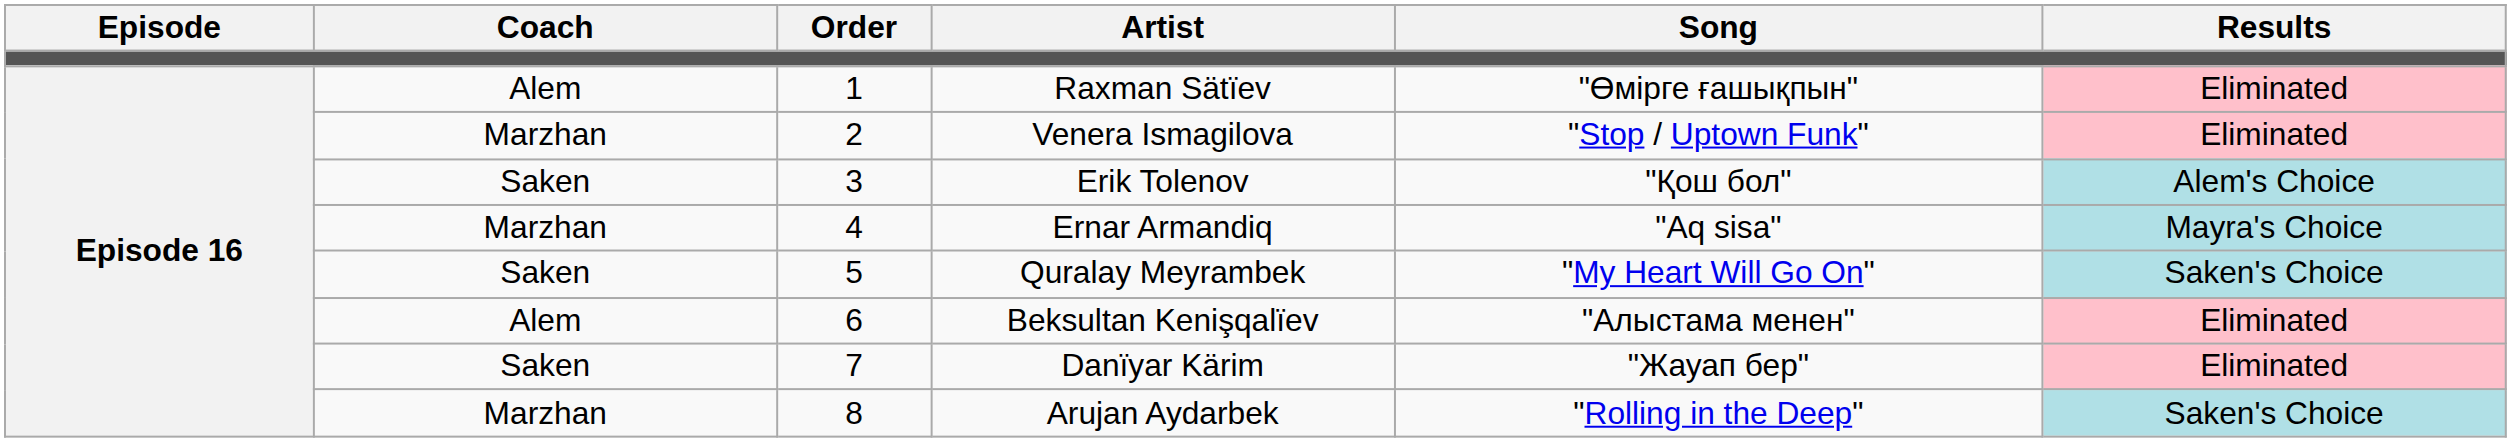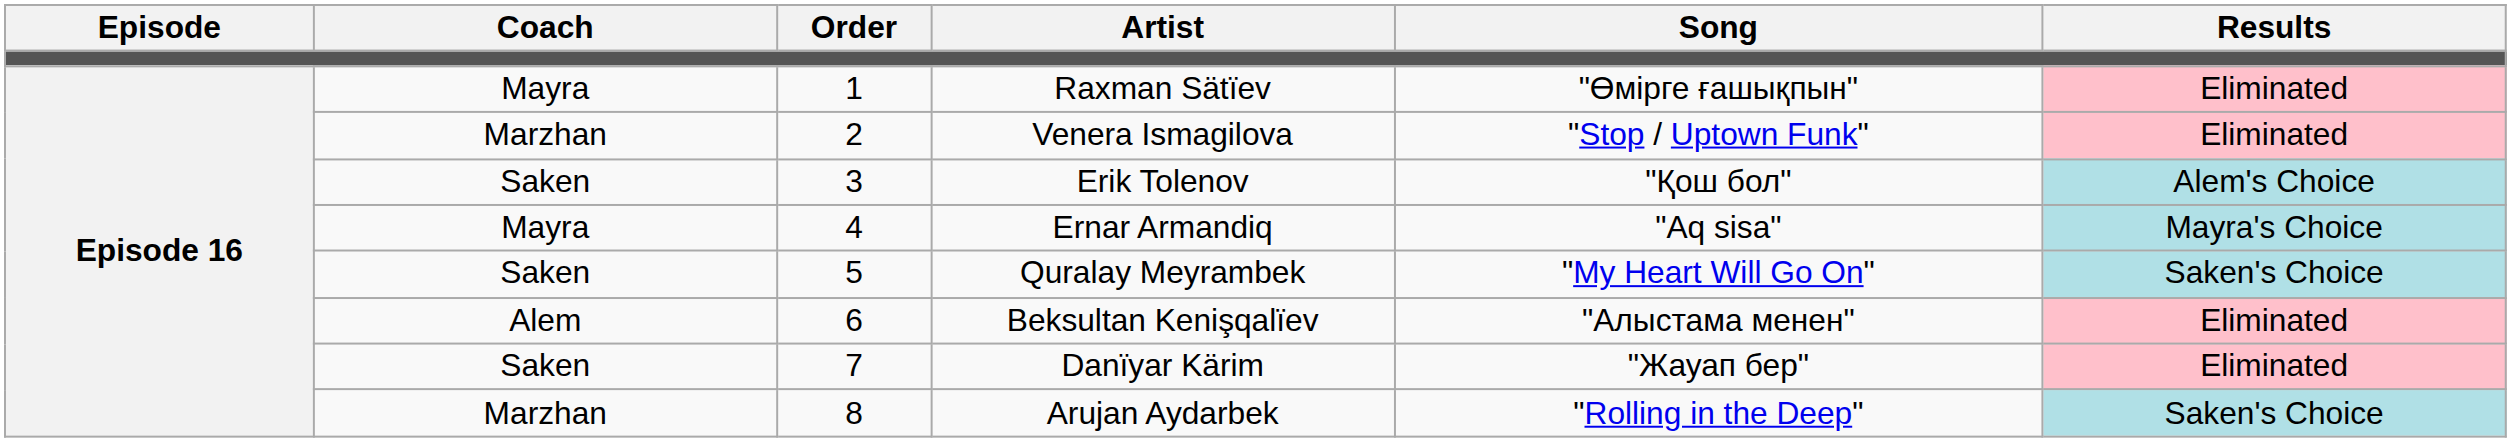(545, 88) Alem -> (545, 88) Mayra
(545, 227) Marzhan -> (545, 227) Mayra
